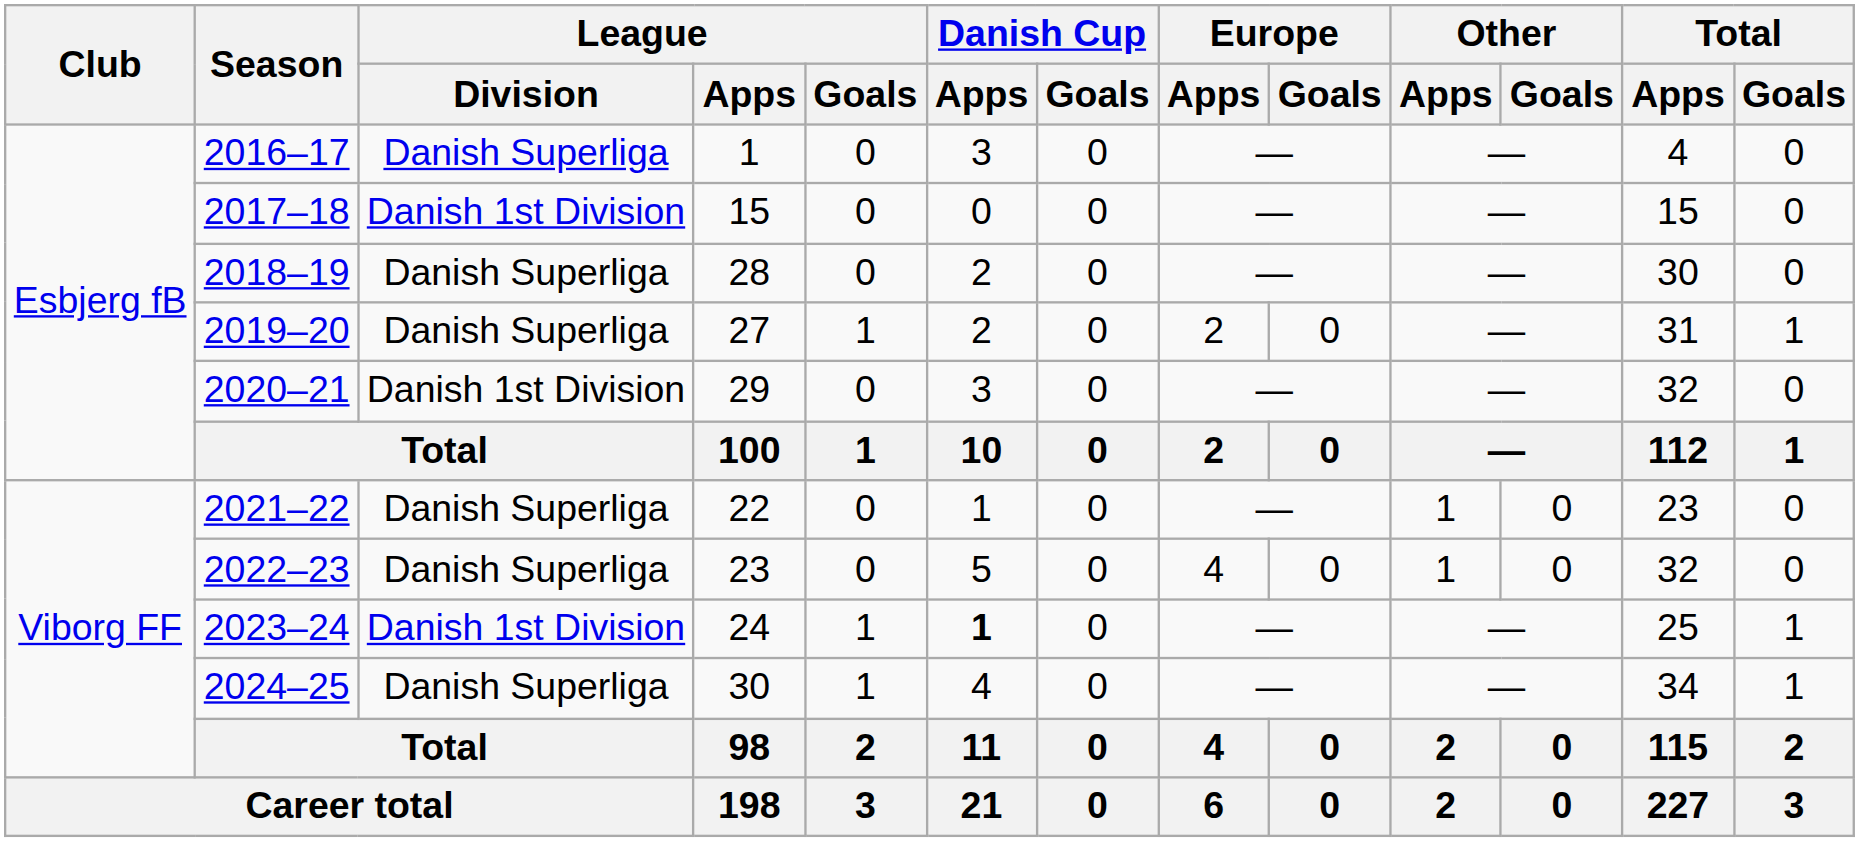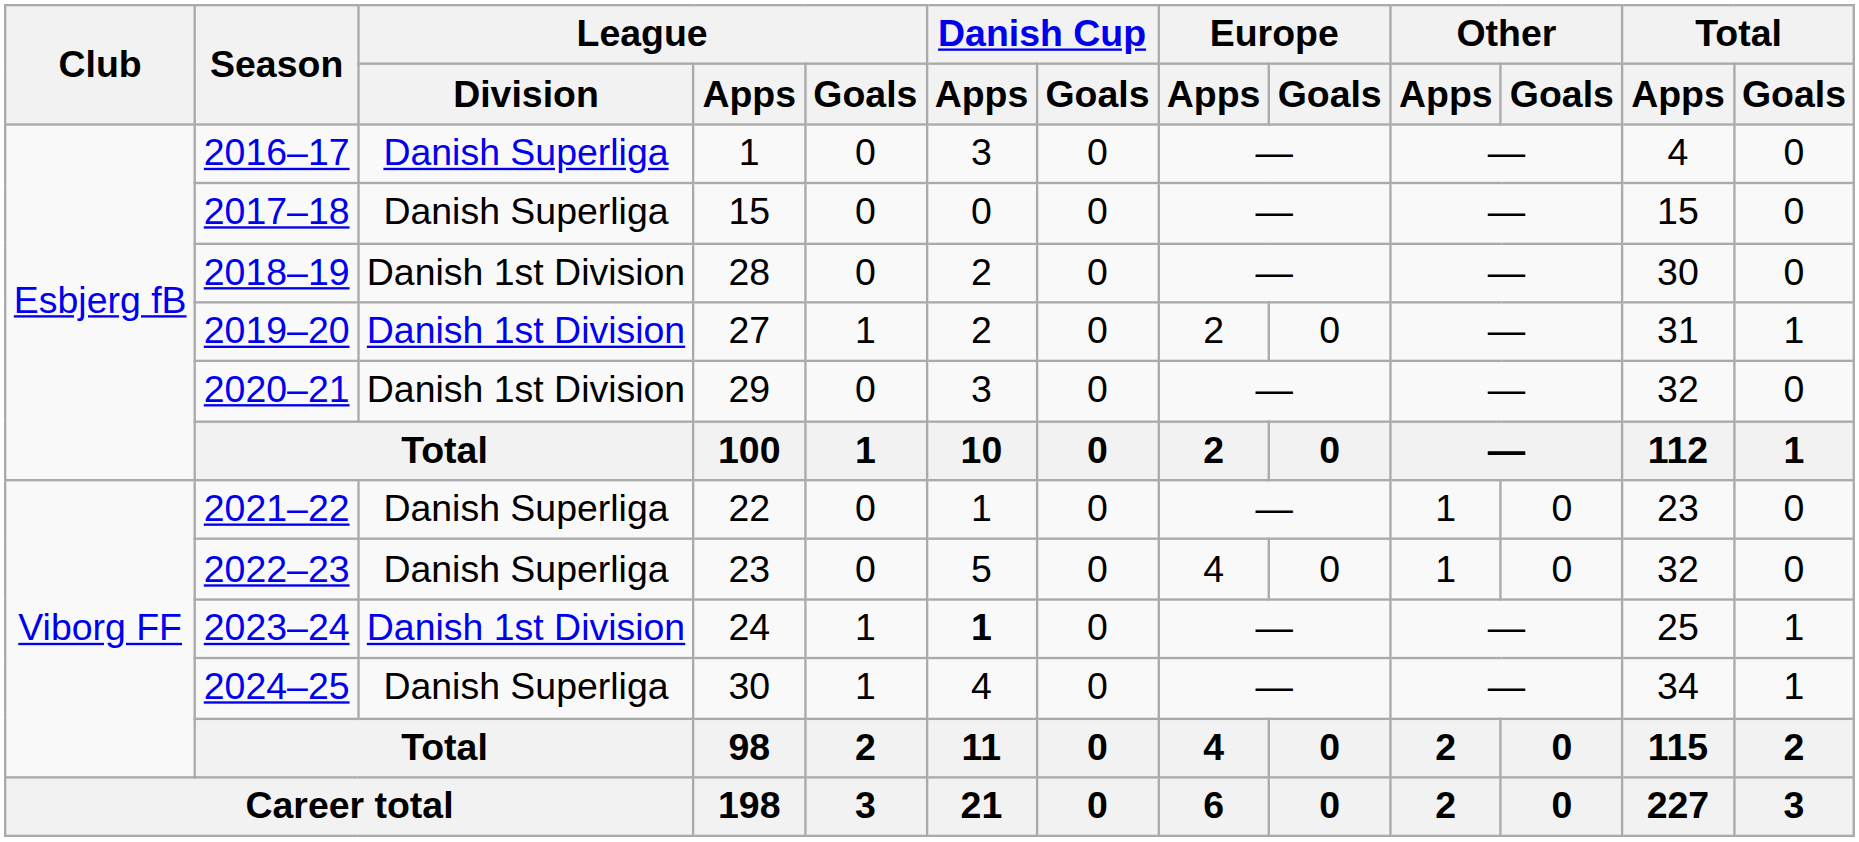(526, 212) Danish 1st Division -> (526, 212) Danish Superliga
(526, 271) Danish Superliga -> (526, 271) Danish 1st Division
(526, 331) Danish Superliga -> (526, 331) Danish 1st Division
